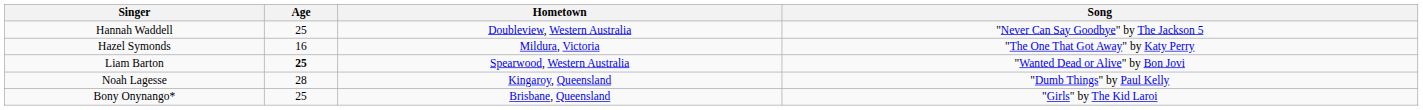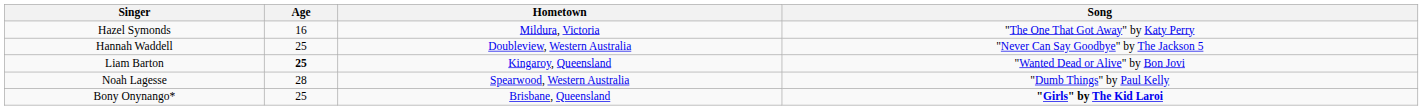rows swapped: (134, 29) <-> (134, 46)
(560, 63) Spearwood, Western Australia -> (560, 63) Kingaroy, Queensland
(560, 80) Kingaroy, Queensland -> (560, 80) Spearwood, Western Australia
(1100, 97) normal -> (1100, 97) bold
